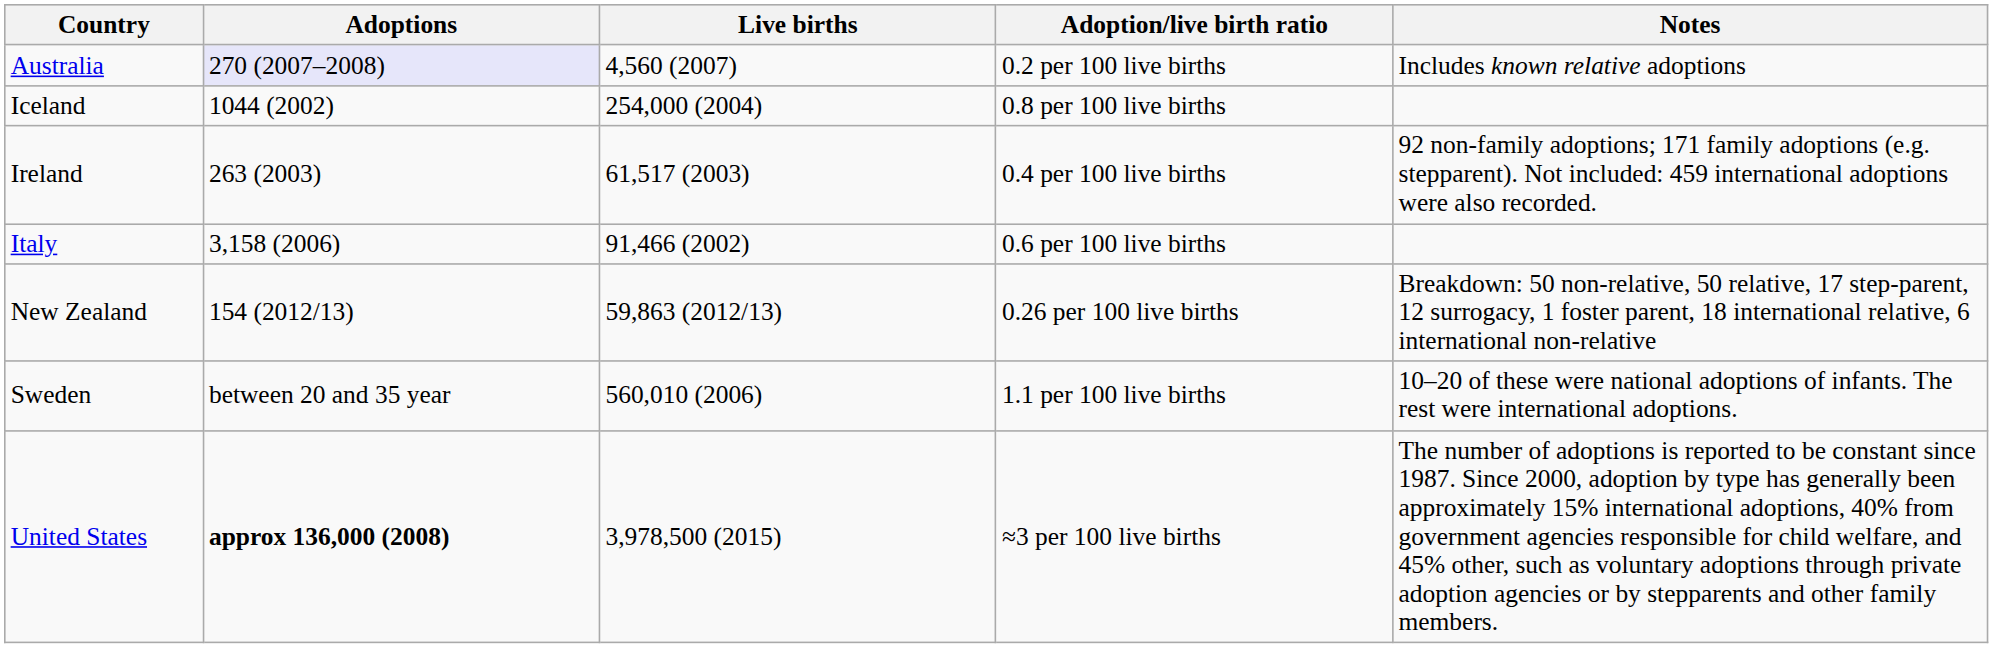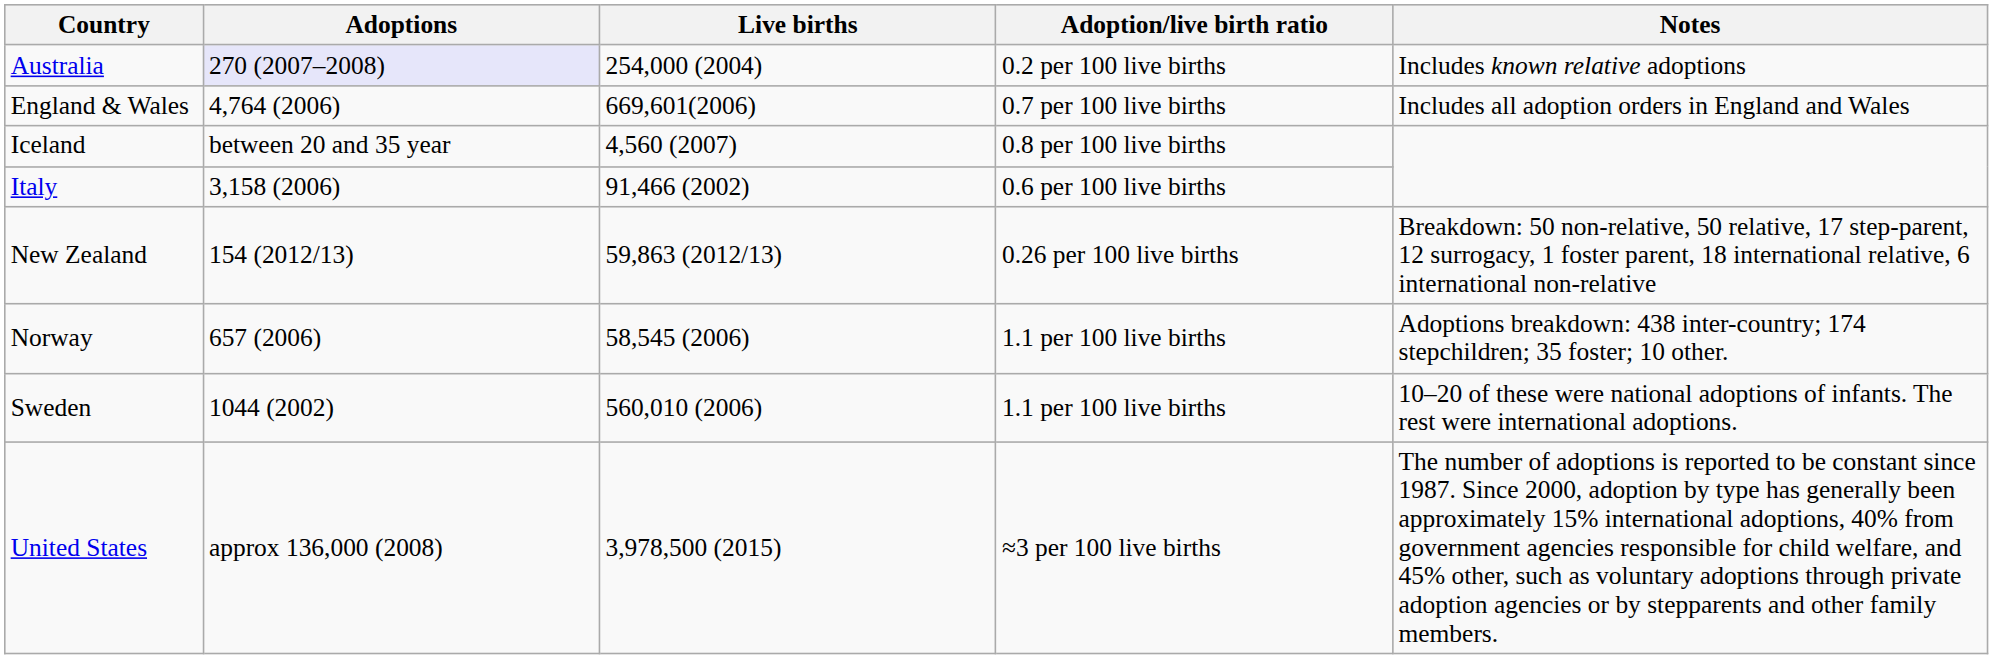(671, 65) 4,560 (2007) -> (684, 65) 254,000 (2004)
+ row: (100, 105)
(271, 105) 1044 (2002) -> (330, 145) between 20 and 35 year
(684, 105) 254,000 (2004) -> (671, 145) 4,560 (2007)
- row: (47, 174)
+ row: (52, 338)
(330, 395) between 20 and 35 year -> (271, 407) 1044 (2002)
(329, 536) bold -> (326, 547) normal
